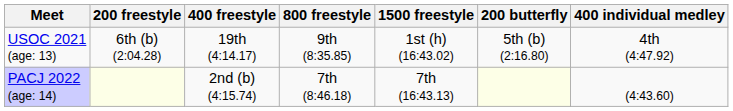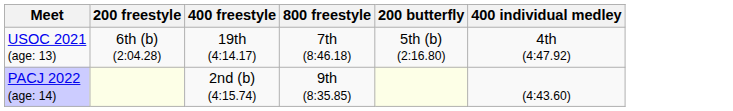- column: (426, 16)
(327, 47) 9th (8:35.85) -> (327, 47) 7th (8:46.18)
(327, 86) 7th (8:46.18) -> (327, 86) 9th (8:35.85)
